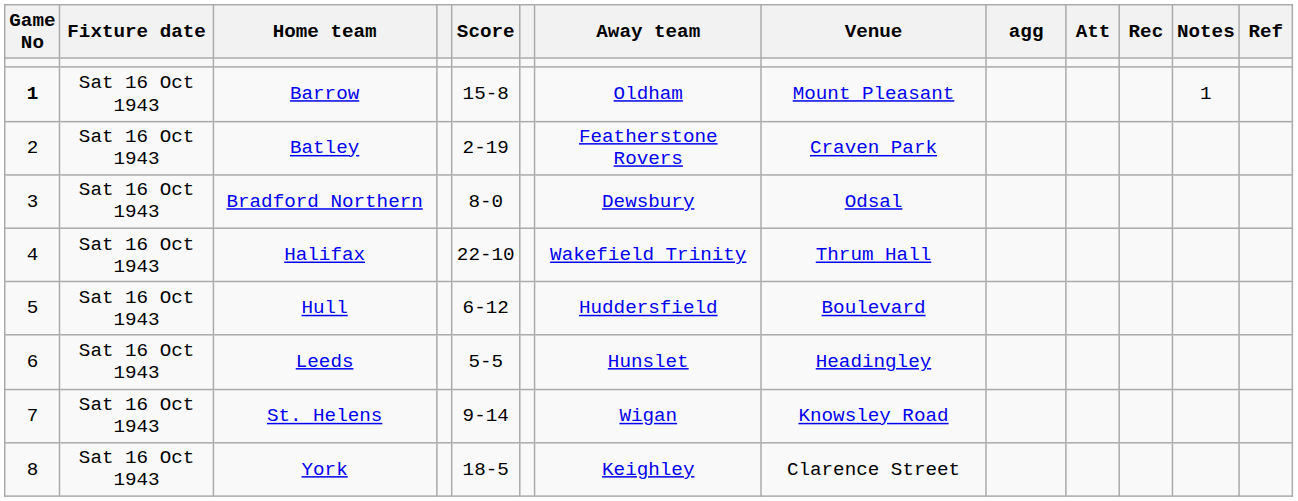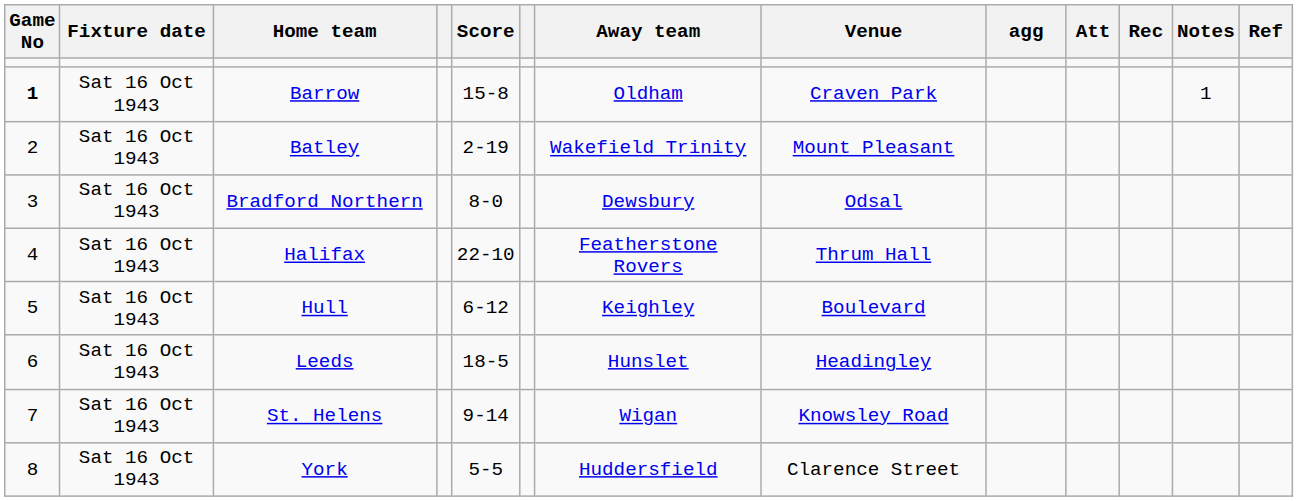(874, 94) Mount Pleasant -> (874, 94) Craven Park
(648, 148) Featherstone Rovers -> (648, 148) Wakefield Trinity
(874, 148) Craven Park -> (874, 148) Mount Pleasant
(648, 255) Wakefield Trinity -> (648, 255) Featherstone Rovers
(648, 308) Huddersfield -> (648, 308) Keighley
(486, 362) 5-5 -> (486, 362) 18-5
(486, 469) 18-5 -> (486, 469) 5-5
(648, 469) Keighley -> (648, 469) Huddersfield
